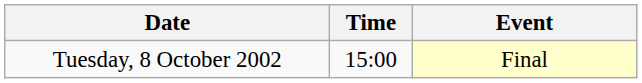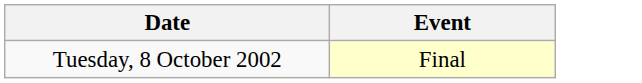- column: (371, 22)
